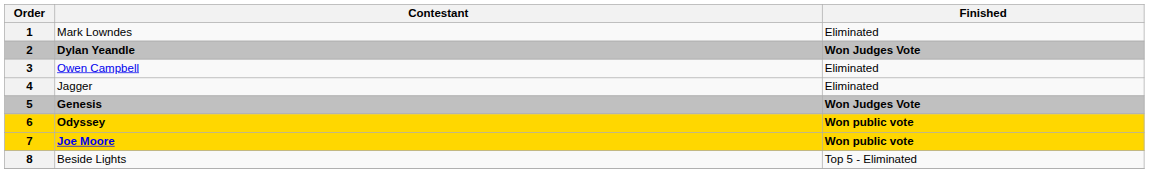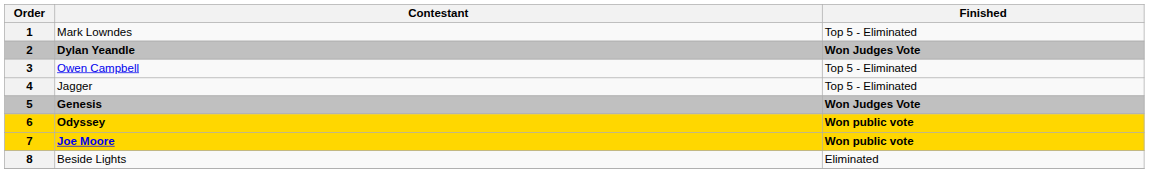(852, 31) Eliminated -> (871, 31) Top 5 - Eliminated
(852, 68) Eliminated -> (871, 68) Top 5 - Eliminated
(852, 86) Eliminated -> (871, 86) Top 5 - Eliminated
(871, 159) Top 5 - Eliminated -> (852, 159) Eliminated
